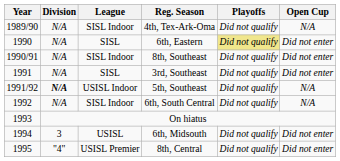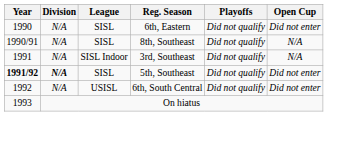- row: (180, 27)
(249, 42) khaki background -> (236, 27) no background
(110, 57) SISL Indoor -> (104, 42) SISL
(308, 57) Did not enter -> (295, 42) N/A
(110, 73) SISL -> (104, 57) SISL Indoor
(308, 73) Did not enter -> (295, 57) N/A
(22, 88) normal -> (22, 73) bold
(110, 88) USISL Indoor -> (104, 73) SISL
(308, 88) N/A -> (295, 73) Did not enter
(110, 103) SISL Indoor -> (104, 88) USISL
(308, 103) N/A -> (295, 88) Did not enter
- row: (180, 133)
- row: (180, 149)
